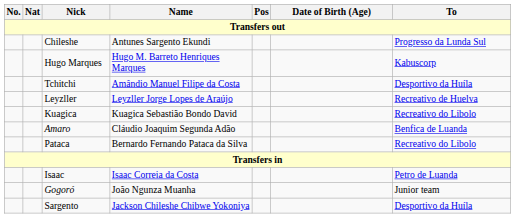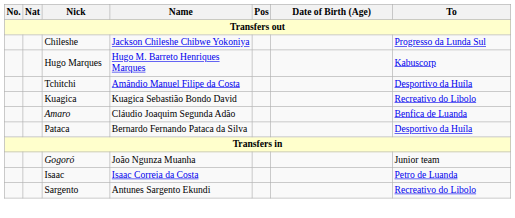(161, 42) Antunes Sargento Ekundi -> (181, 42) Jackson Chileshe Chibwe Yokoniya
- row: (60, 99)
(435, 144) Recreativo do Libolo -> (433, 129) Desportivo da Huíla
rows swapped: (59, 190) <-> (54, 175)
(181, 205) Jackson Chileshe Chibwe Yokoniya -> (161, 190) Antunes Sargento Ekundi
(433, 205) Desportivo da Huíla -> (435, 190) Recreativo do Libolo
